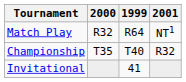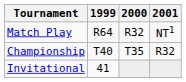columns swapped: (134, 13) <-> (103, 13)
